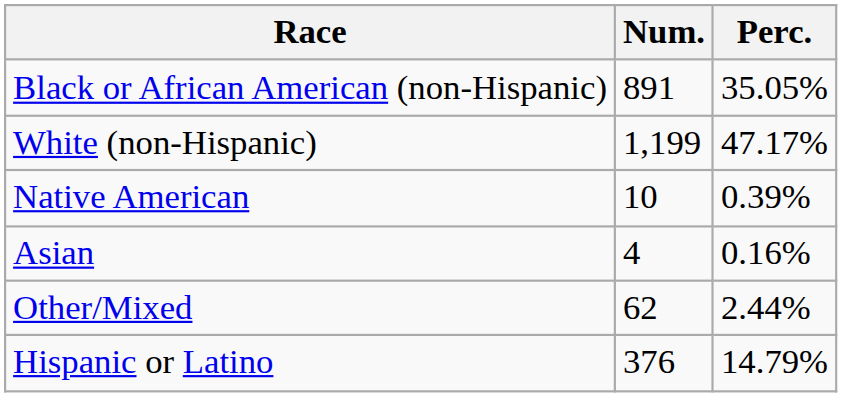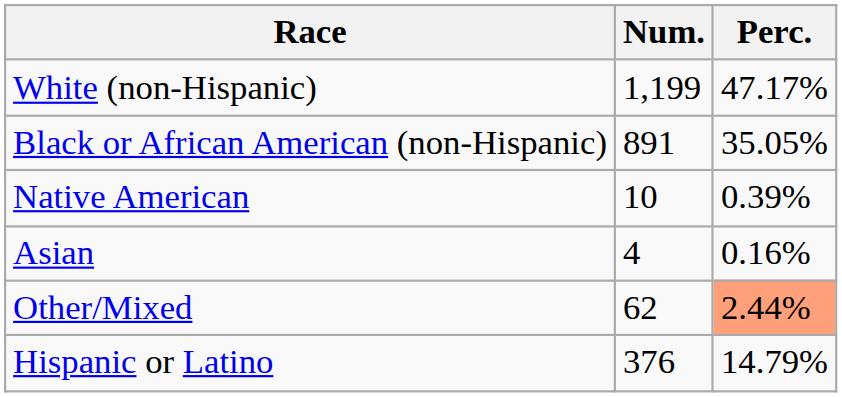rows swapped: (165, 142) <-> (310, 87)
(766, 307) no background -> (766, 307) lightsalmon background
